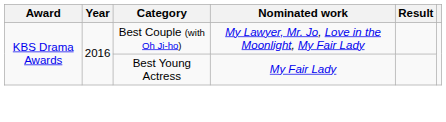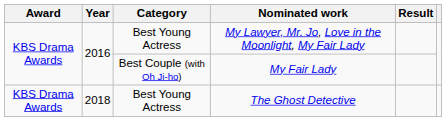(162, 38) Best Couple (with Oh Ji-ho) -> (162, 38) Best Young Actress
(162, 69) Best Young Actress -> (162, 69) Best Couple (with Oh Ji-ho)
+ row: (303, 100)
